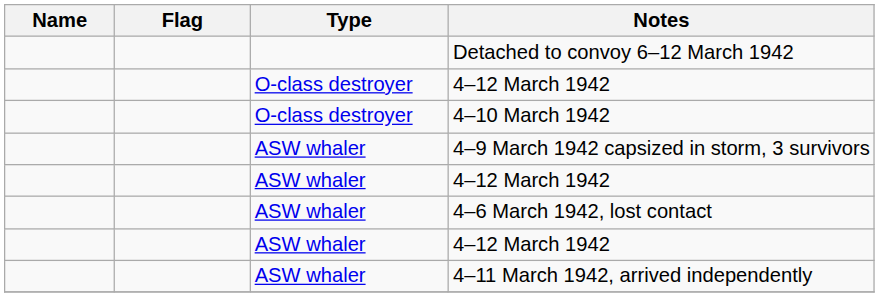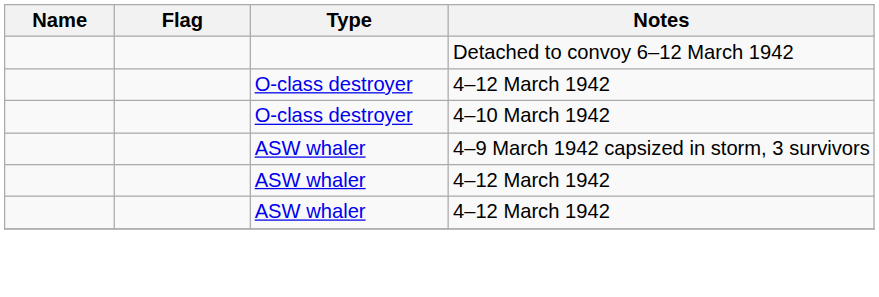- row: (310, 212)
- row: (310, 276)
